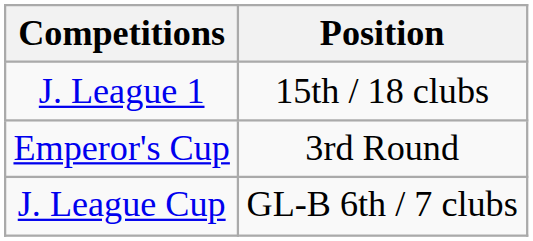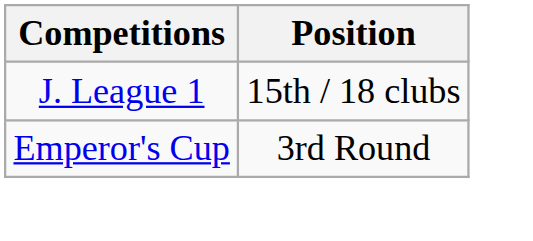- row: (122, 205)
